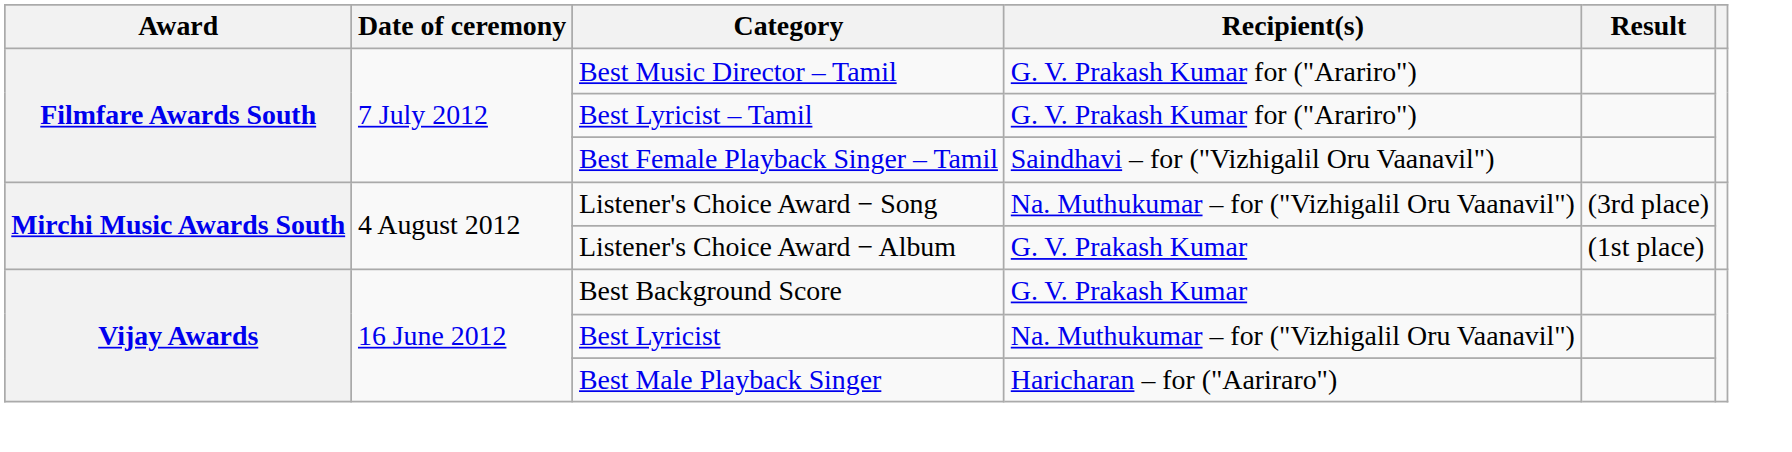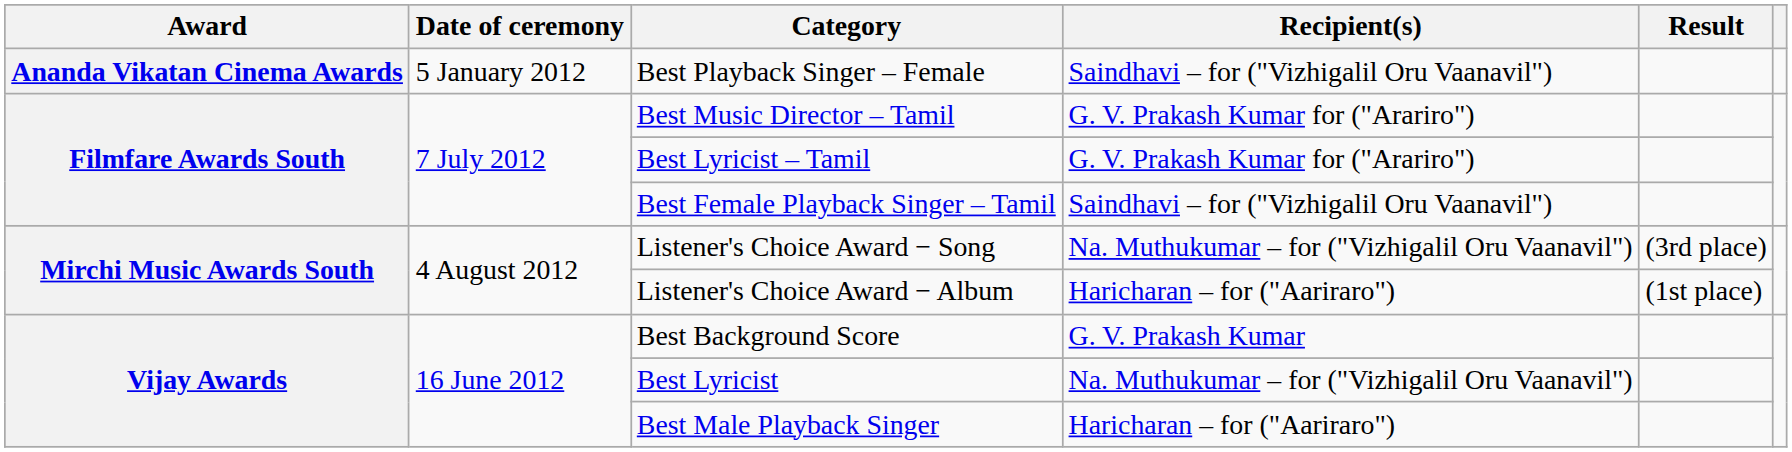+ row: (811, 70)
(1129, 247) G. V. Prakash Kumar -> (1232, 291) Haricharan – for ("Aariraro")
